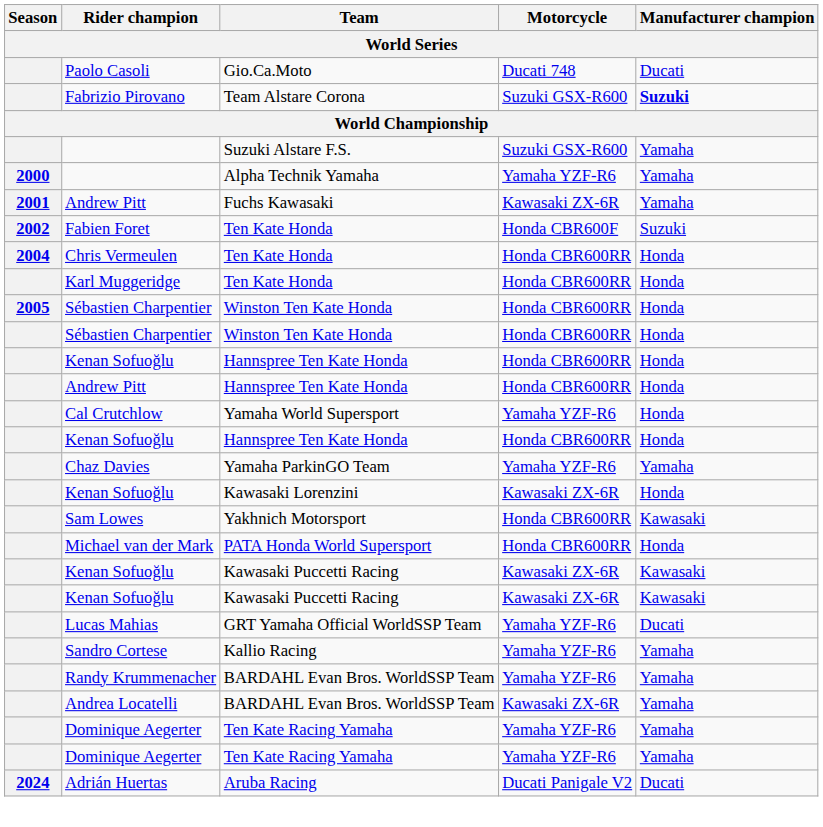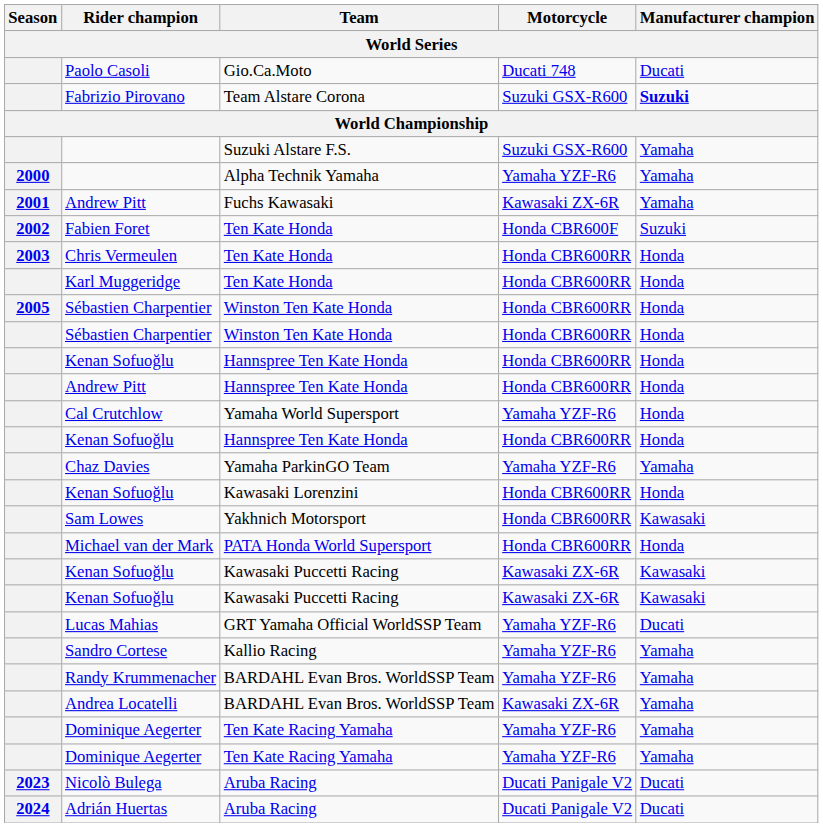(33, 255) 2004 -> (33, 255) 2003
(561, 492) Kawasaki ZX-6R -> (567, 492) Honda CBR600RR
+ row: (113, 783)
